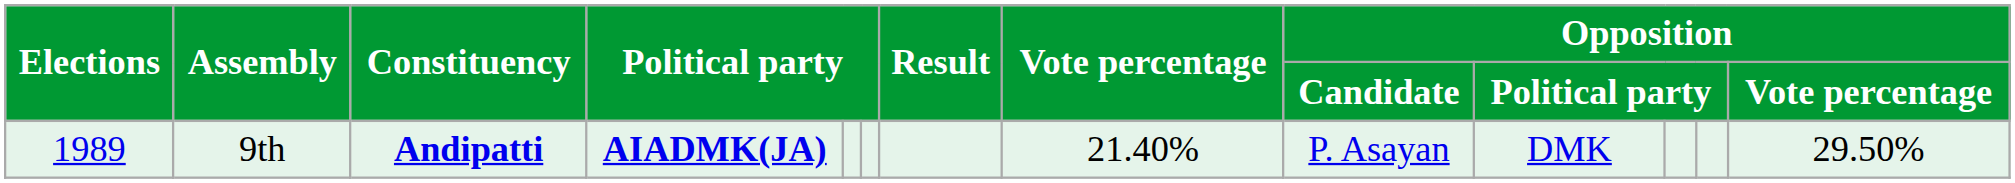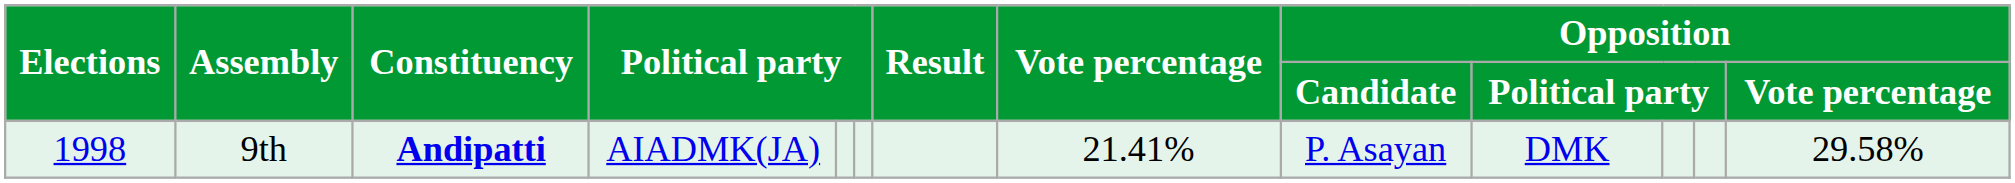(89, 148) 1989 -> (90, 148) 1998
(715, 148) bold -> (713, 148) normal
(1143, 148) 21.40% -> (1138, 148) 21.41%
(1869, 148) 29.50% -> (1868, 148) 29.58%
